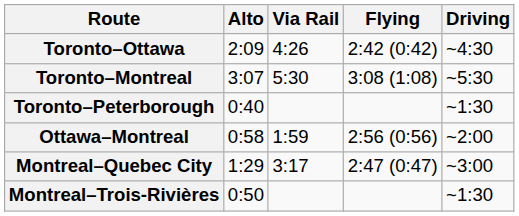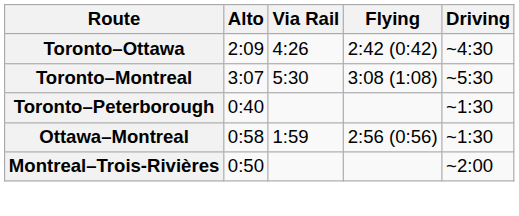(470, 136) ~2:00 -> (470, 136) ~1:30
- row: (114, 166)
(470, 195) ~1:30 -> (470, 166) ~2:00
